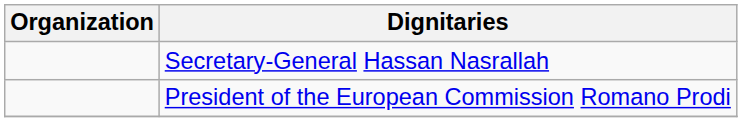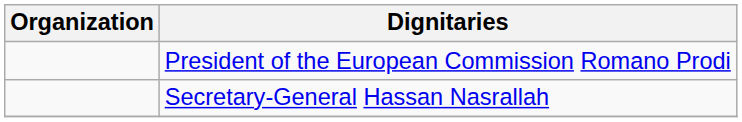rows swapped: (448, 97) <-> (357, 60)
